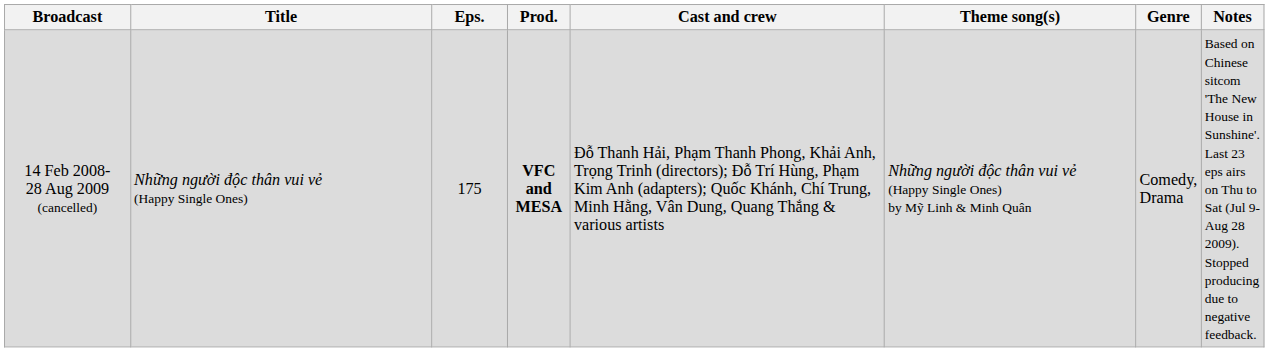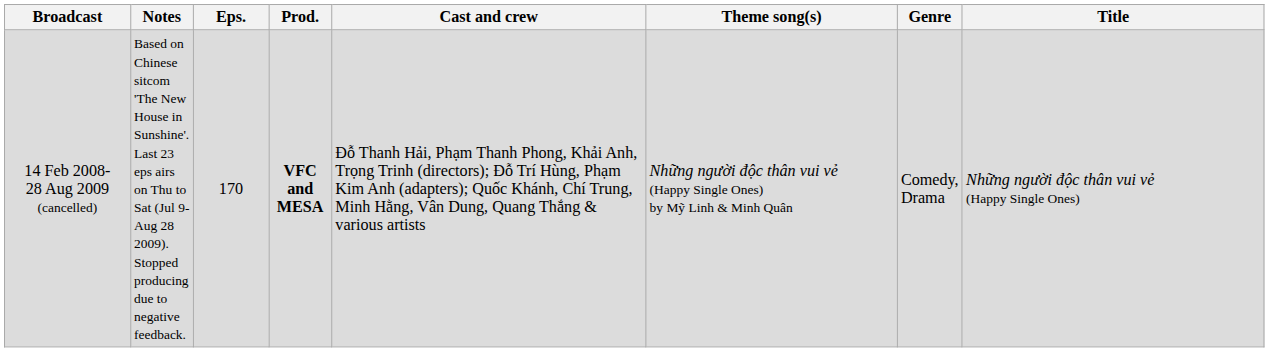columns swapped: (281, 17) <-> (1232, 17)
(470, 188) 175 -> (231, 188) 170
